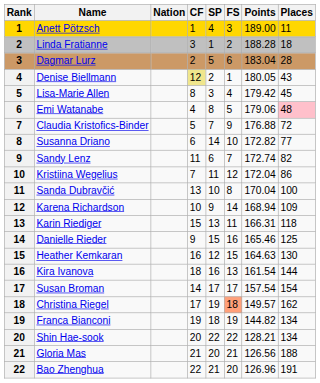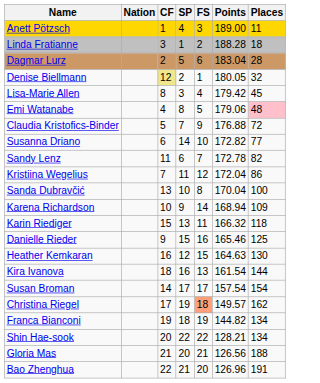- column: (19, 12)
(286, 77) 43 -> (256, 77) 32
(260, 158) 172.74 -> (230, 158) 172.78
(260, 223) 166.31 -> (230, 223) 166.32
